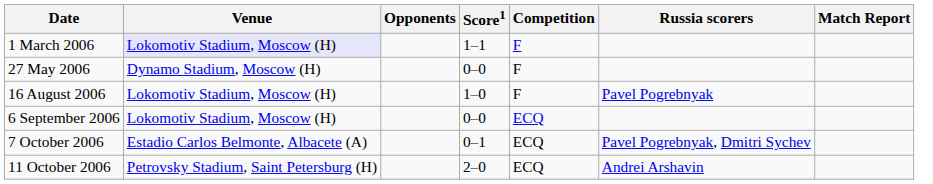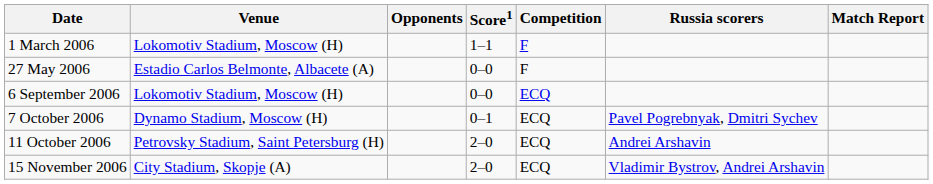(231, 45) lavender background -> (238, 45) no background
(224, 69) Dynamo Stadium, Moscow (H) -> (254, 69) Estadio Carlos Belmonte, Albacete (A)
- row: (57, 93)
(247, 142) Estadio Carlos Belmonte, Albacete (A) -> (231, 118) Dynamo Stadium, Moscow (H)
+ row: (67, 166)
